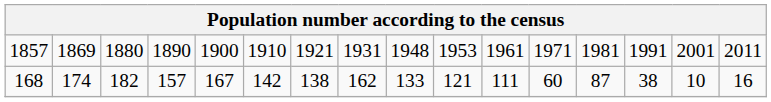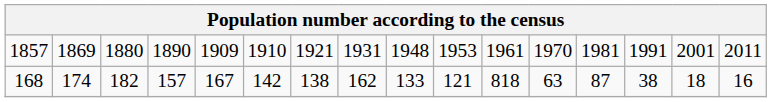(219, 50) 1900 -> (219, 50) 1909
(553, 50) 1971 -> (553, 50) 1970
(505, 81) 111 -> (505, 81) 818
(553, 81) 60 -> (553, 81) 63
(696, 81) 10 -> (696, 81) 18
